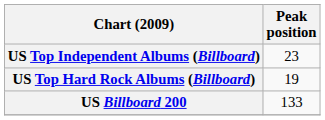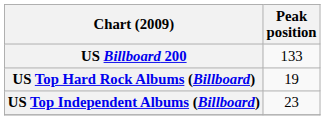rows swapped: (134, 102) <-> (134, 56)
